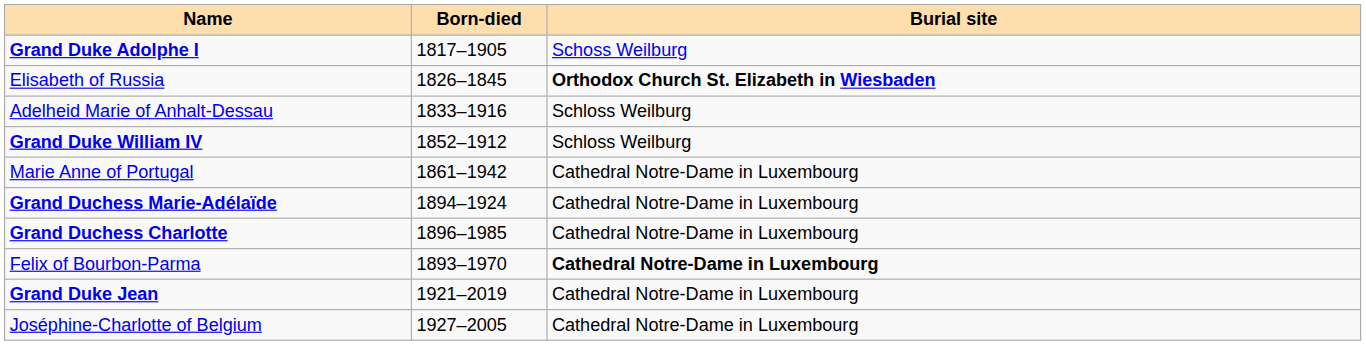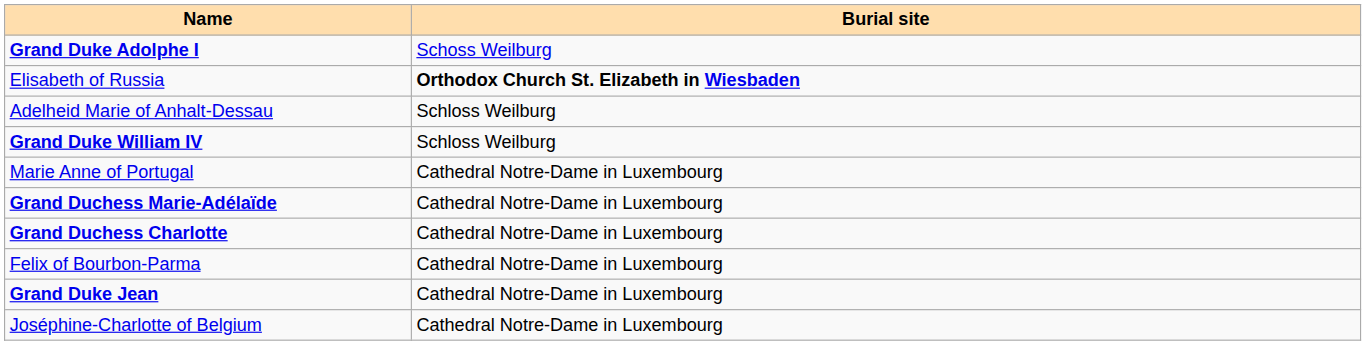- column: (479, 19)
(715, 263) bold -> (570, 263) normal
